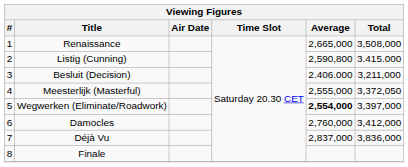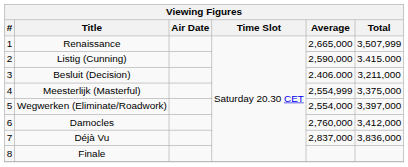(379, 43) 3,508,000 -> (379, 43) 3,507,999
(330, 59) 2,590,800 -> (330, 59) 2,590,000
(330, 91) 2,555,000 -> (330, 91) 2,554,999
(379, 91) 3,372,050 -> (379, 91) 3,375,000
(330, 106) bold -> (330, 106) normal
